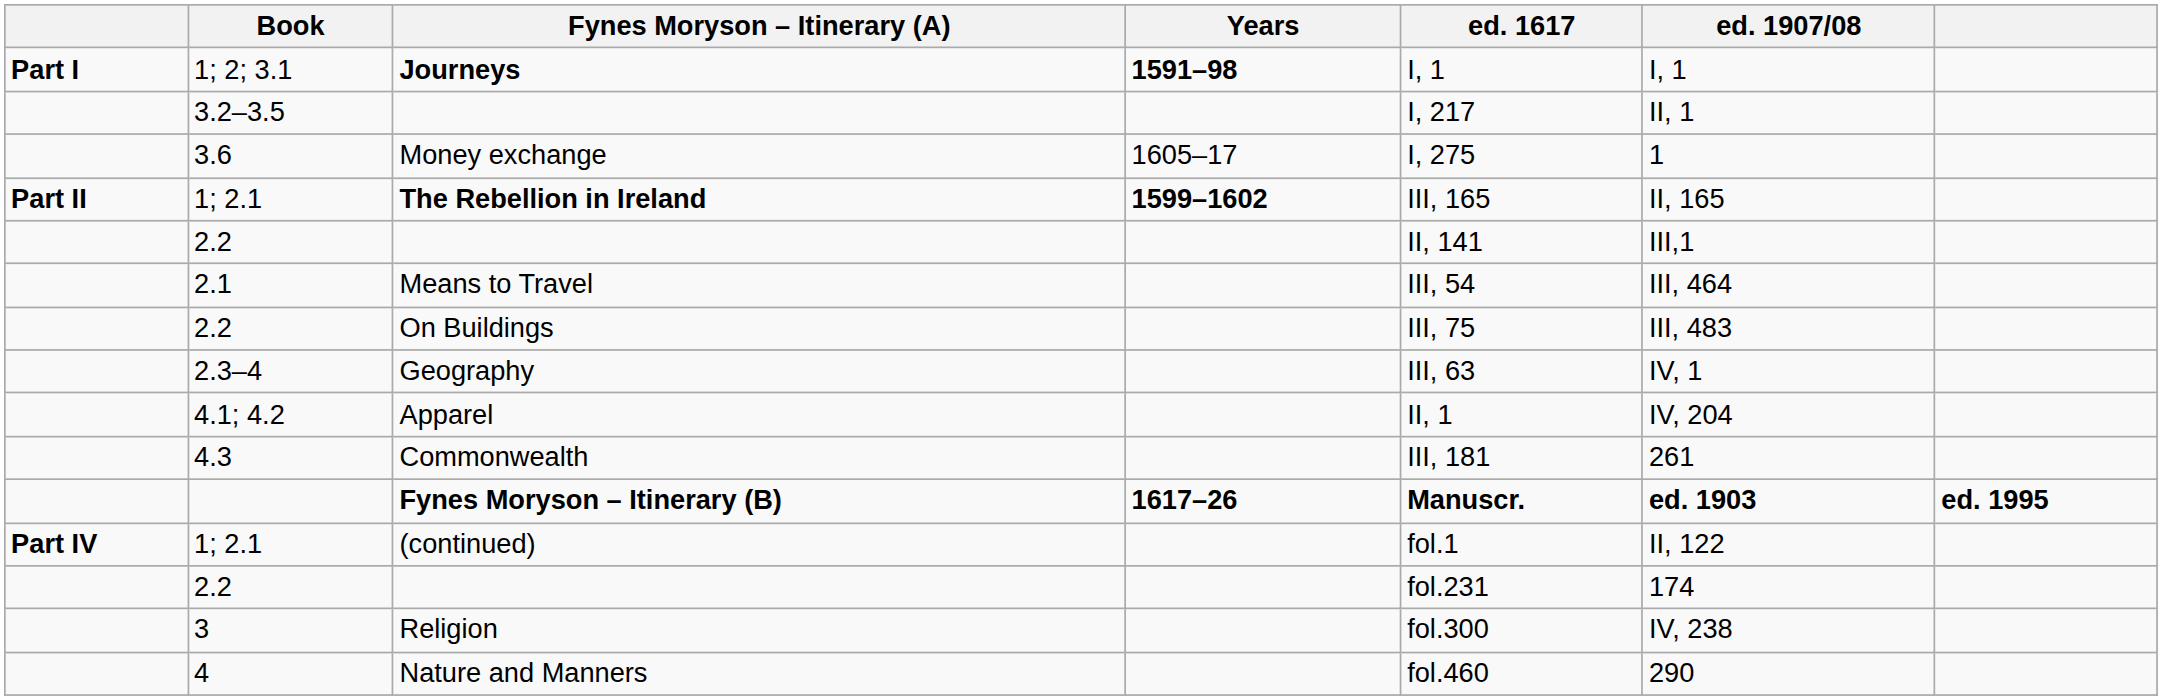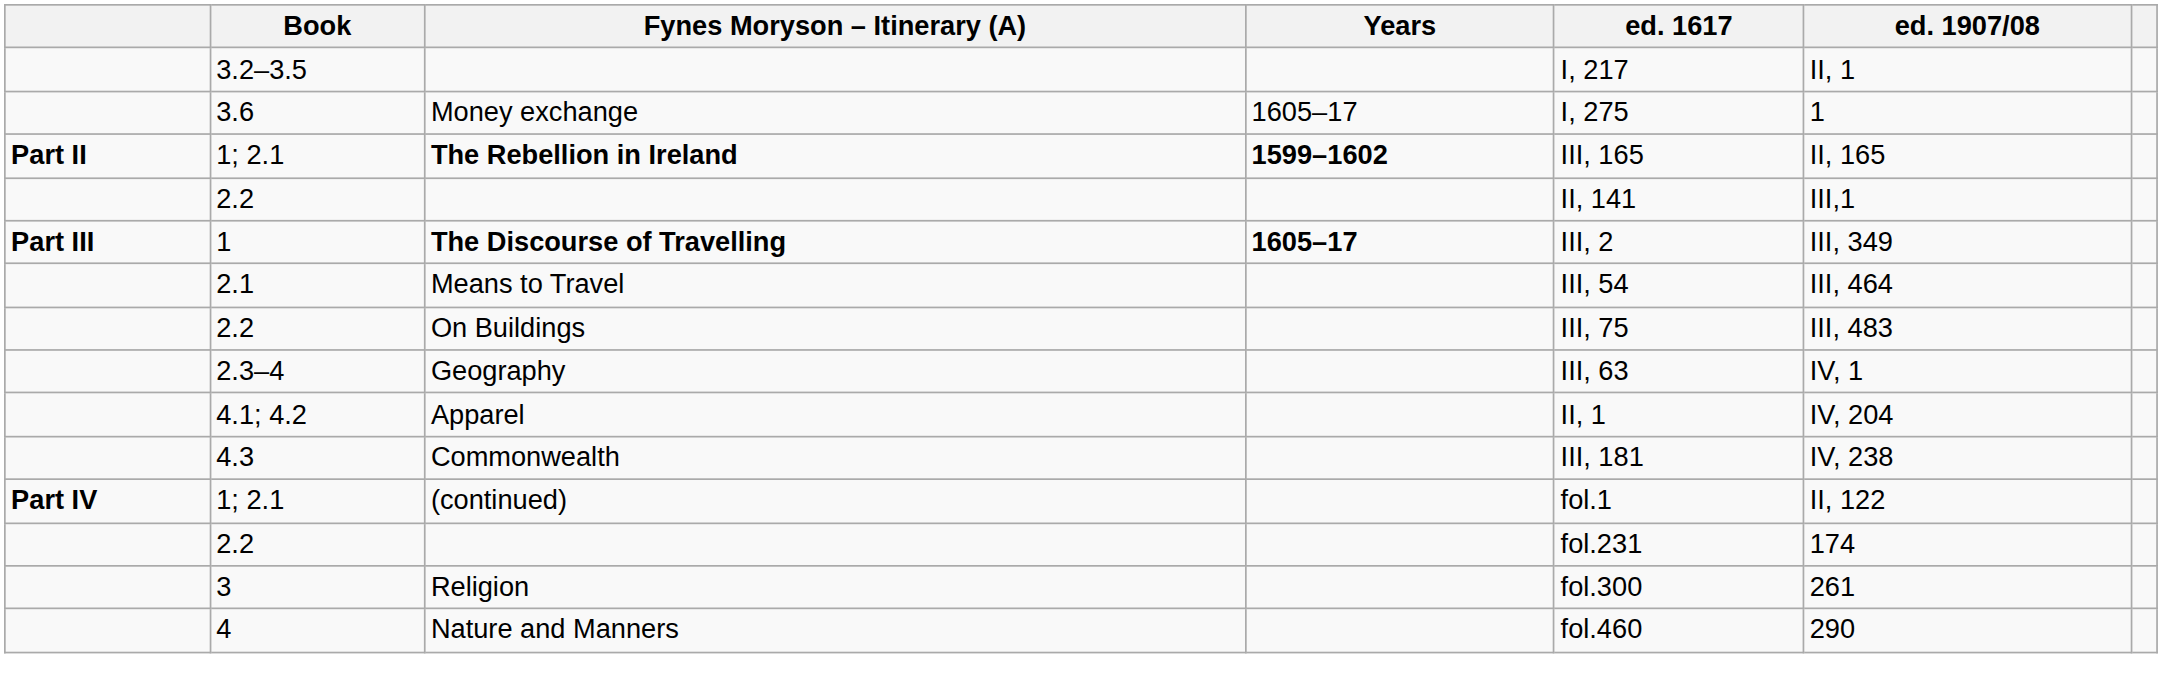- row: (243, 69)
+ row: (224, 241)
(1672, 457) 261 -> (1852, 457) IV, 238
- row: (291, 501)
(1691, 629) IV, 238 -> (1832, 586) 261
